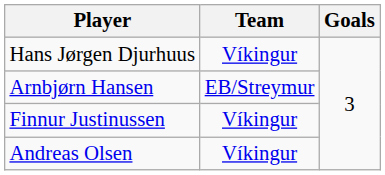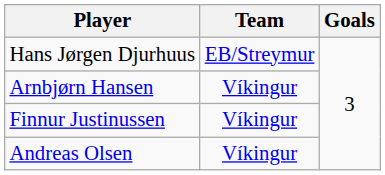(260, 53) Víkingur -> (260, 53) EB/Streymur
(260, 86) EB/Streymur -> (260, 86) Víkingur
